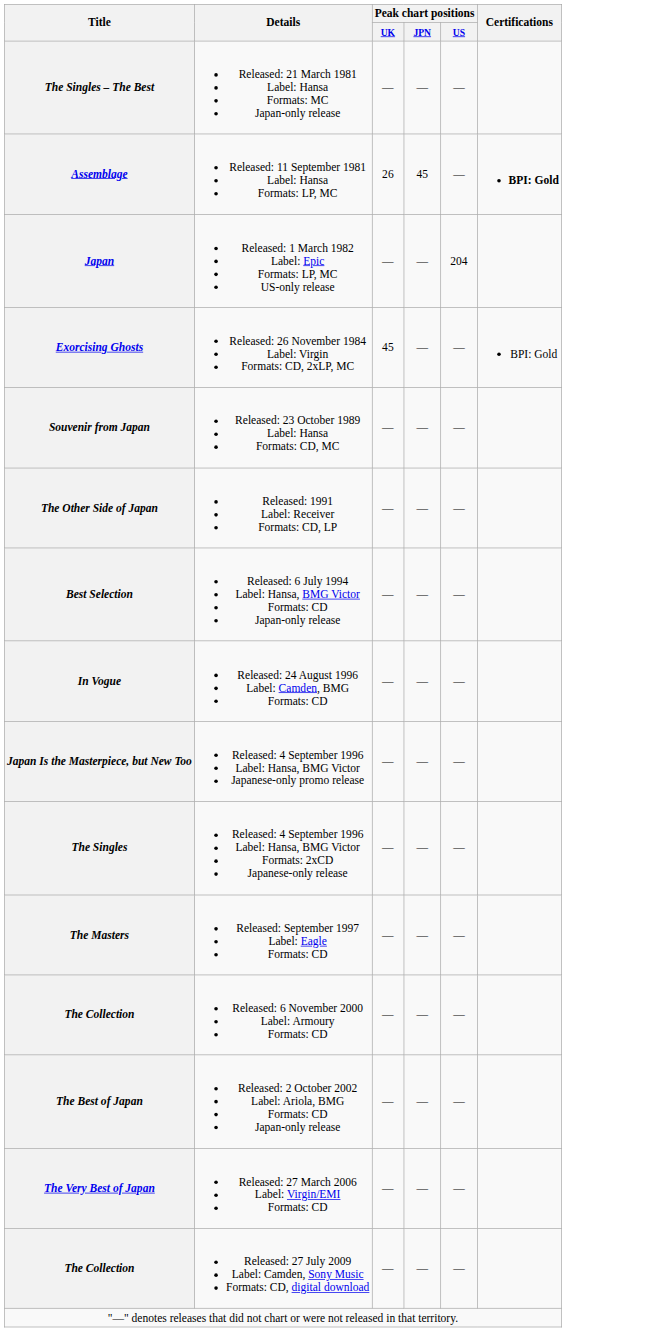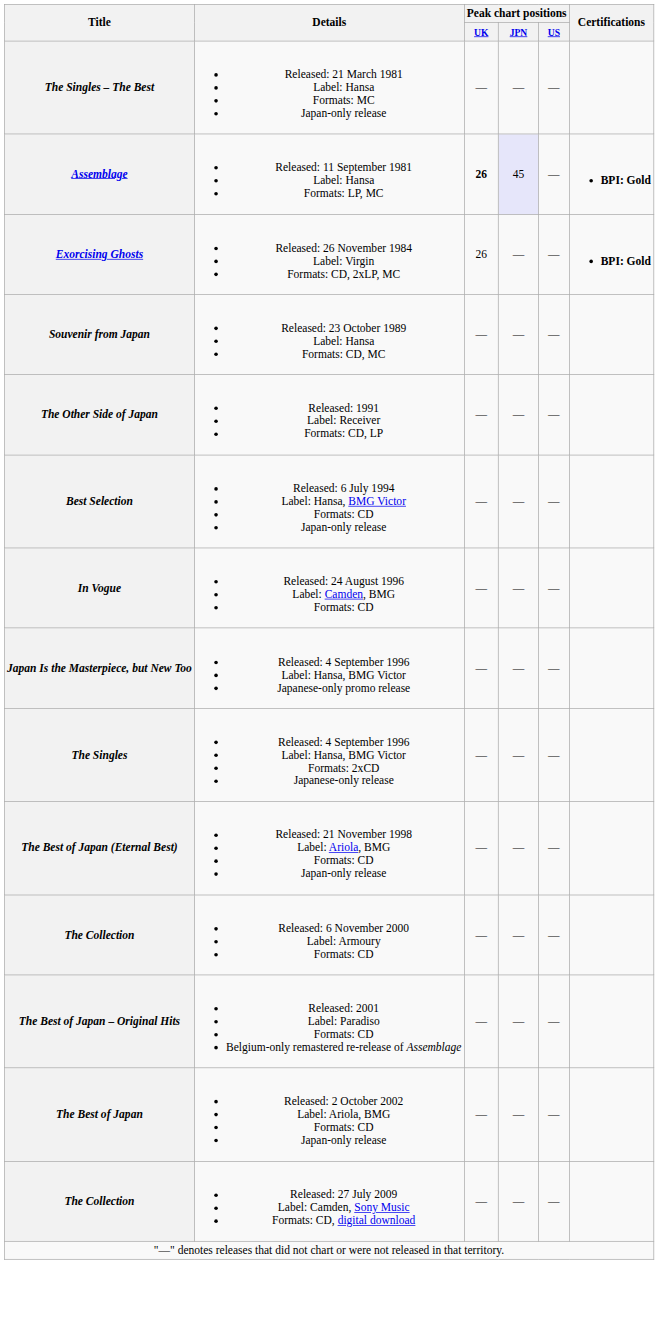(388, 174) normal -> (481, 174) bold
(422, 174) no background -> (519, 174) lavender background
- row: (99, 260)
(388, 347) 45 -> (481, 254) 26
(519, 354) normal -> (611, 261) bold
- row: (99, 934)
+ row: (99, 848)
+ row: (99, 1021)
- row: (99, 1188)
